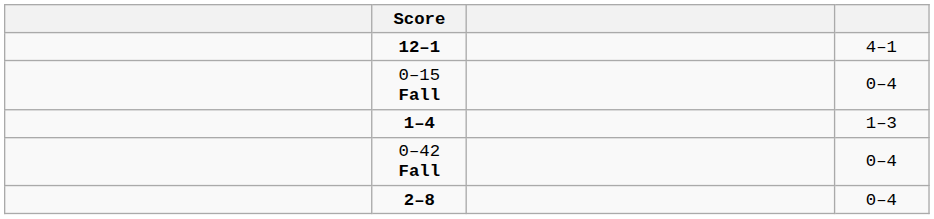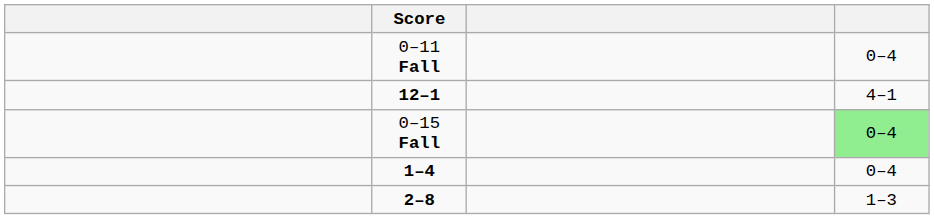+ row: (419, 57)
(881, 85) no background -> (881, 133) lightgreen background
(881, 123) 1–3 -> (881, 171) 0–4
- row: (419, 161)
(881, 200) 0–4 -> (881, 200) 1–3
